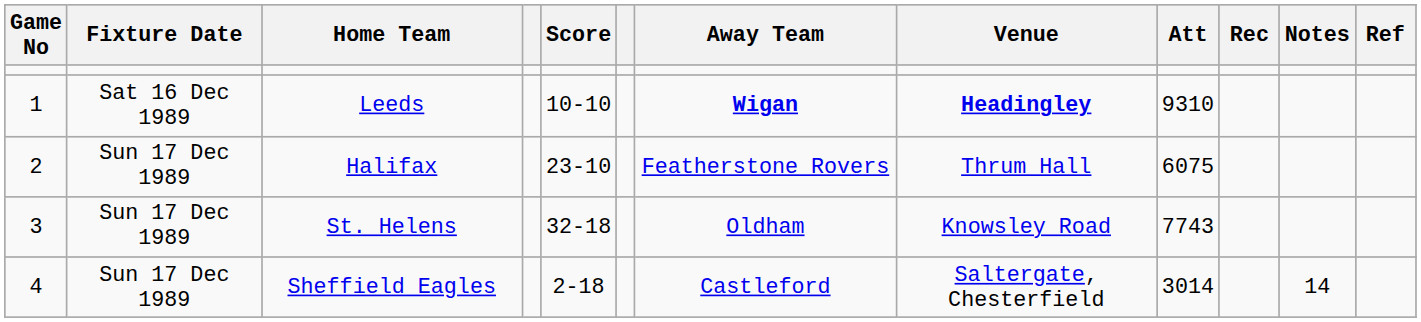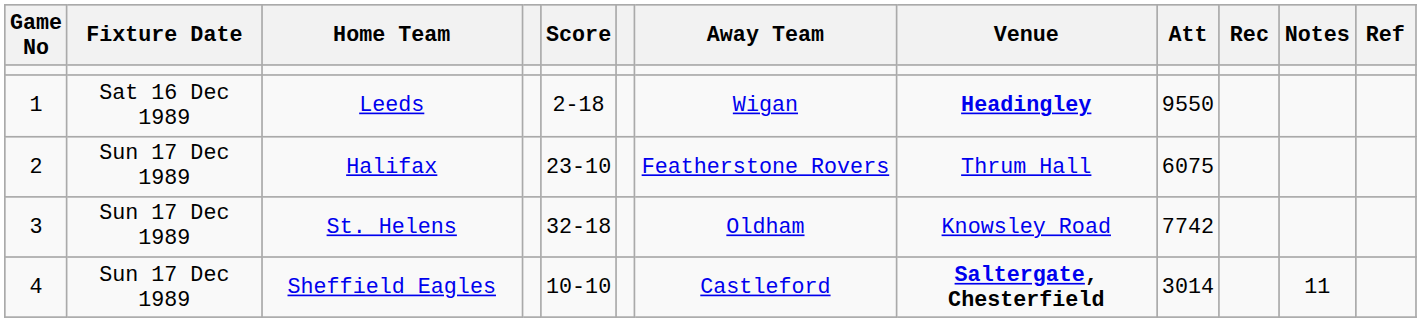(579, 106) 10-10 -> (579, 106) 2-18
(765, 106) bold -> (765, 106) normal
(1188, 106) 9310 -> (1188, 106) 9550
(1188, 227) 7743 -> (1188, 227) 7742
(579, 287) 2-18 -> (579, 287) 10-10
(1026, 287) normal -> (1026, 287) bold
(1317, 287) 14 -> (1317, 287) 11
